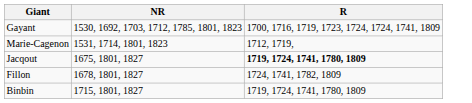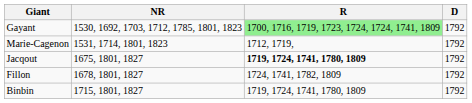+ column: (455, 12)
(343, 28) no background -> (343, 28) lightgreen background
